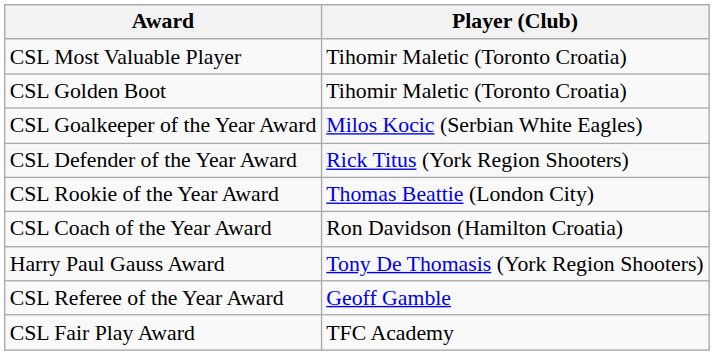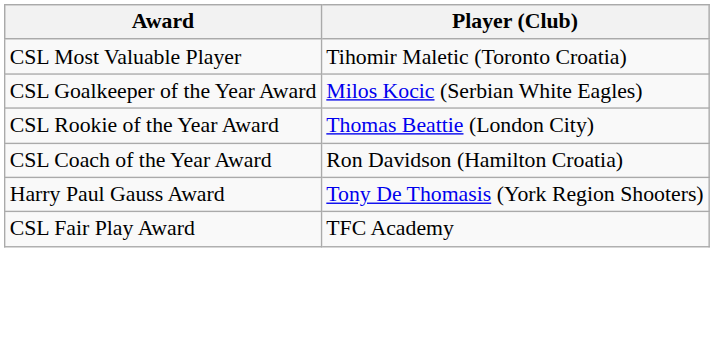- row: (88, 90)
- row: (153, 159)
- row: (147, 297)
